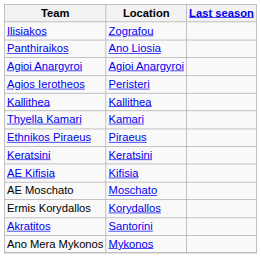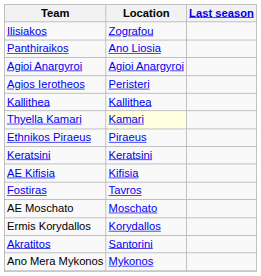(126, 119) no background -> (126, 119) lightyellow background
+ row: (27, 191)
